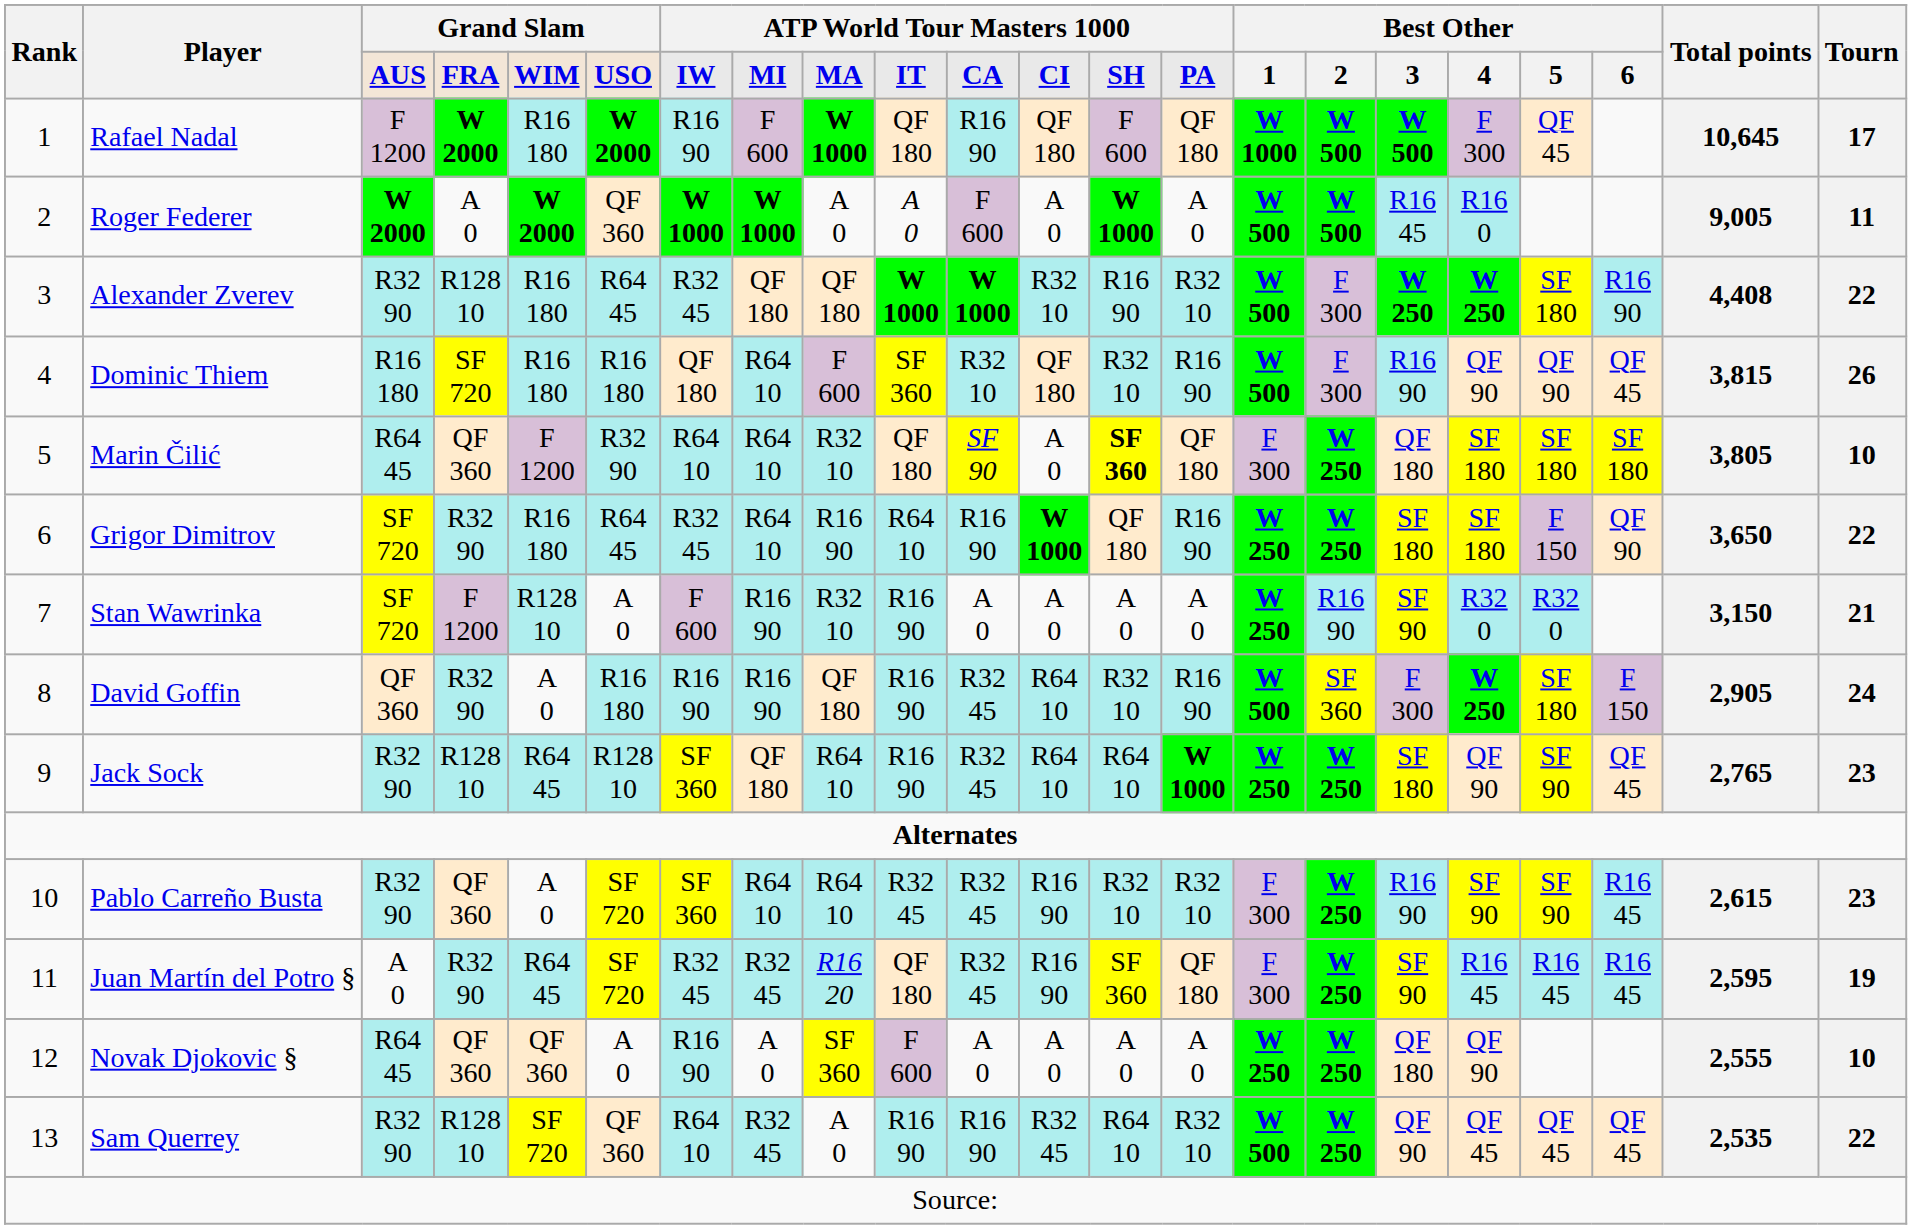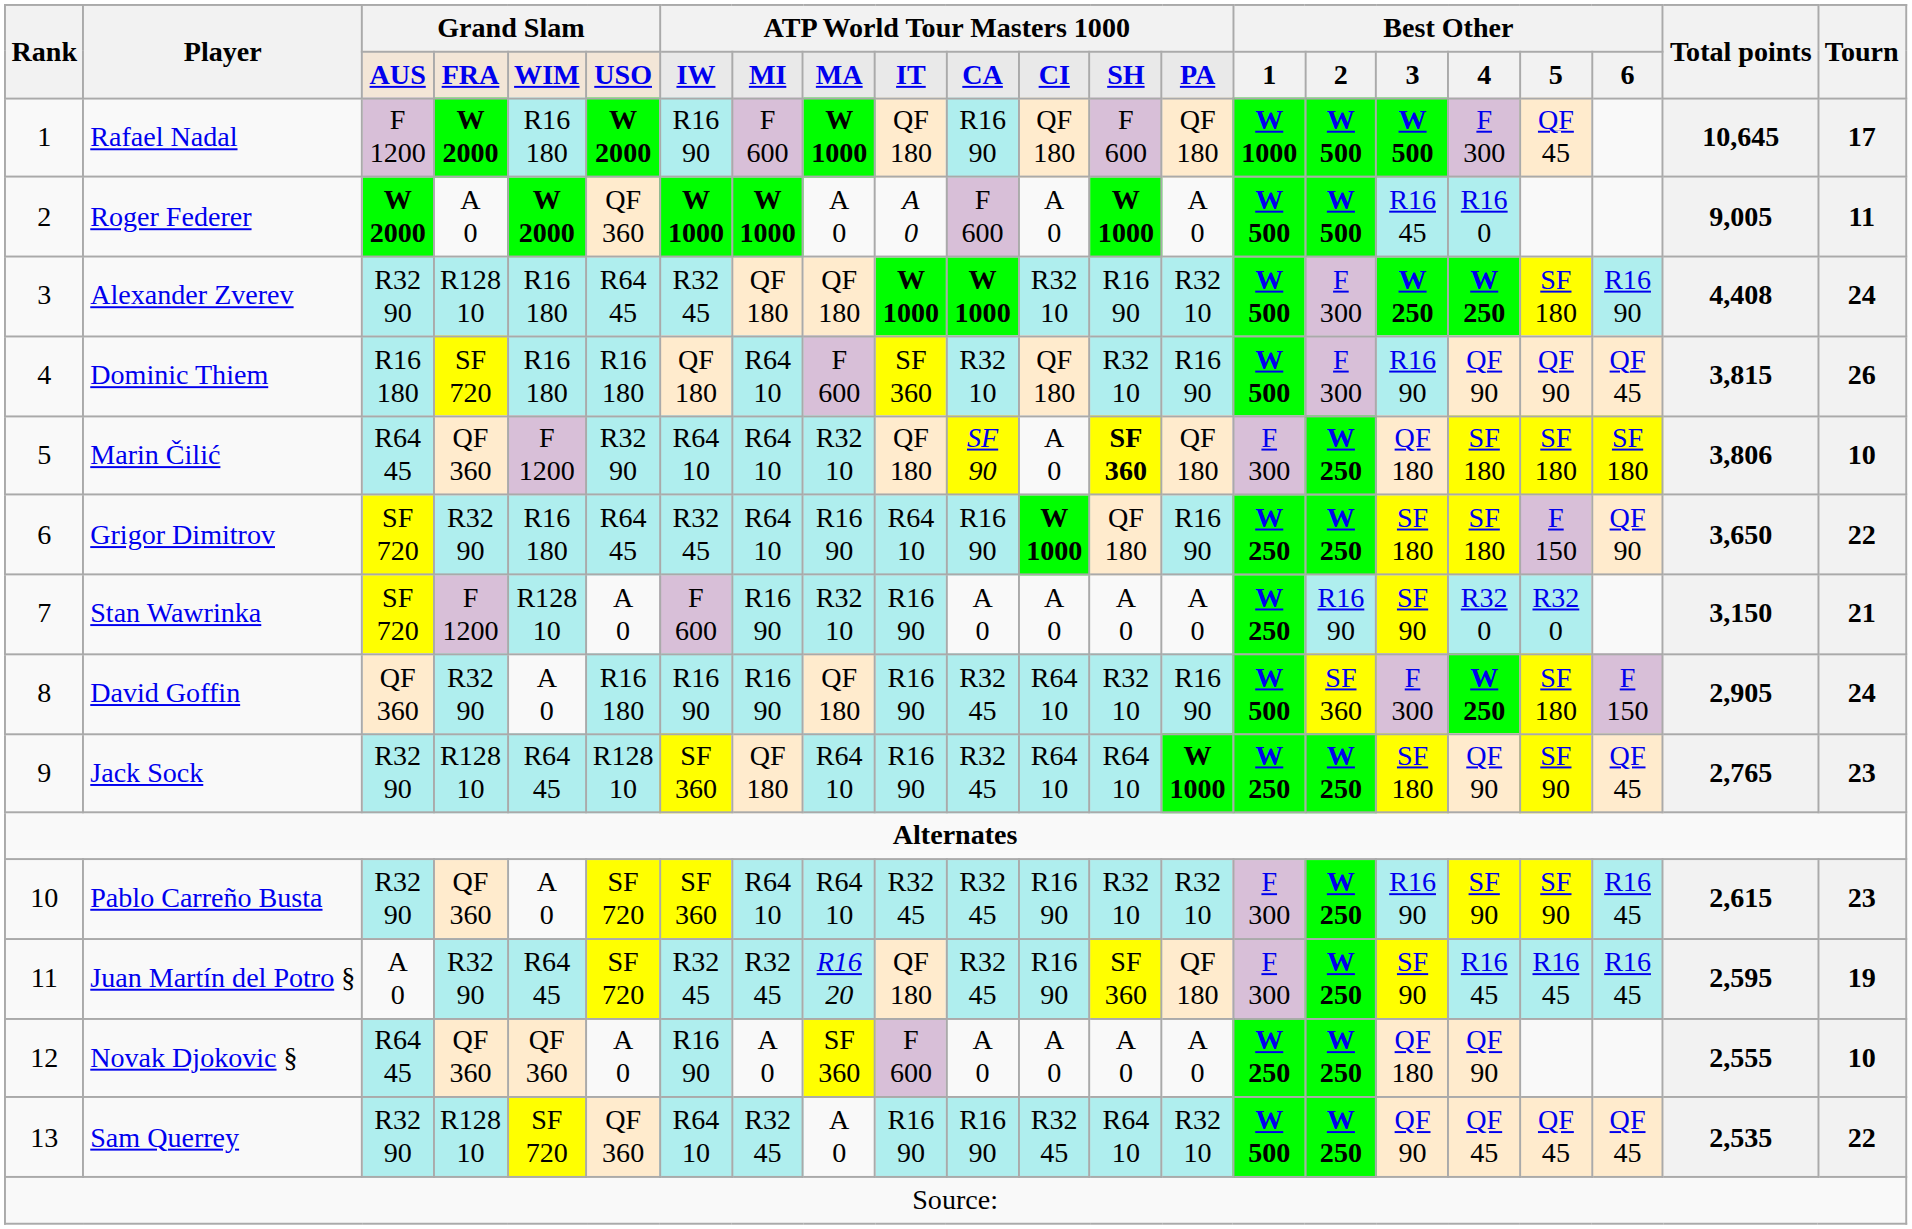(1862, 296) 22 -> (1862, 296) 24
(1741, 455) 3,805 -> (1741, 455) 3,806
